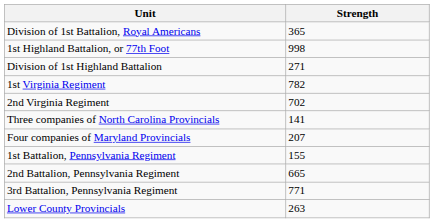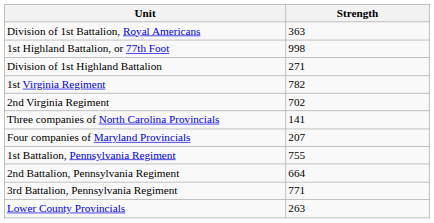(297, 31) 365 -> (297, 31) 363
(297, 155) 155 -> (297, 155) 755
(297, 173) 665 -> (297, 173) 664
